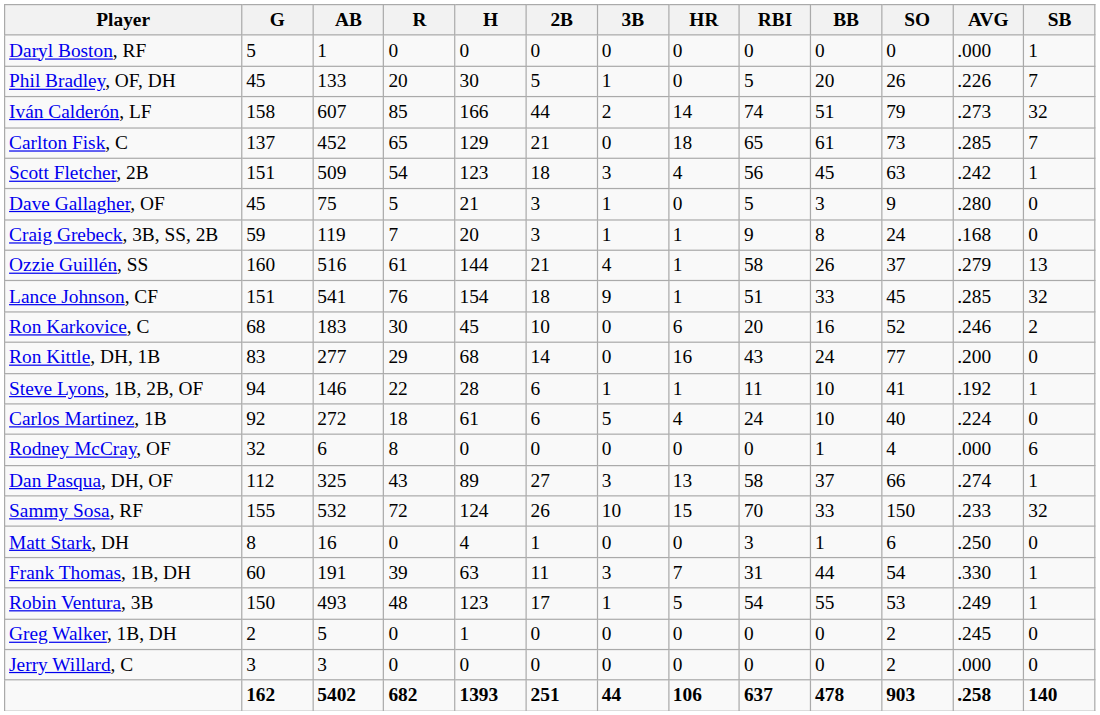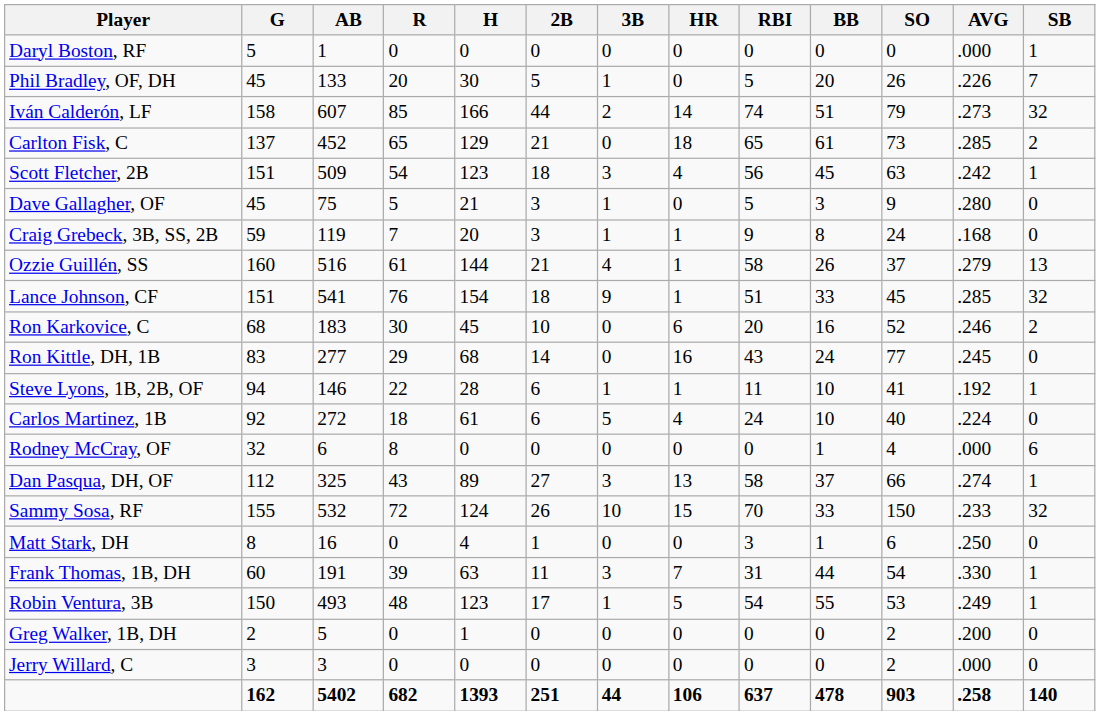(1033, 142) 7 -> (1033, 142) 2
(974, 357) .200 -> (974, 357) .245
(974, 633) .245 -> (974, 633) .200
